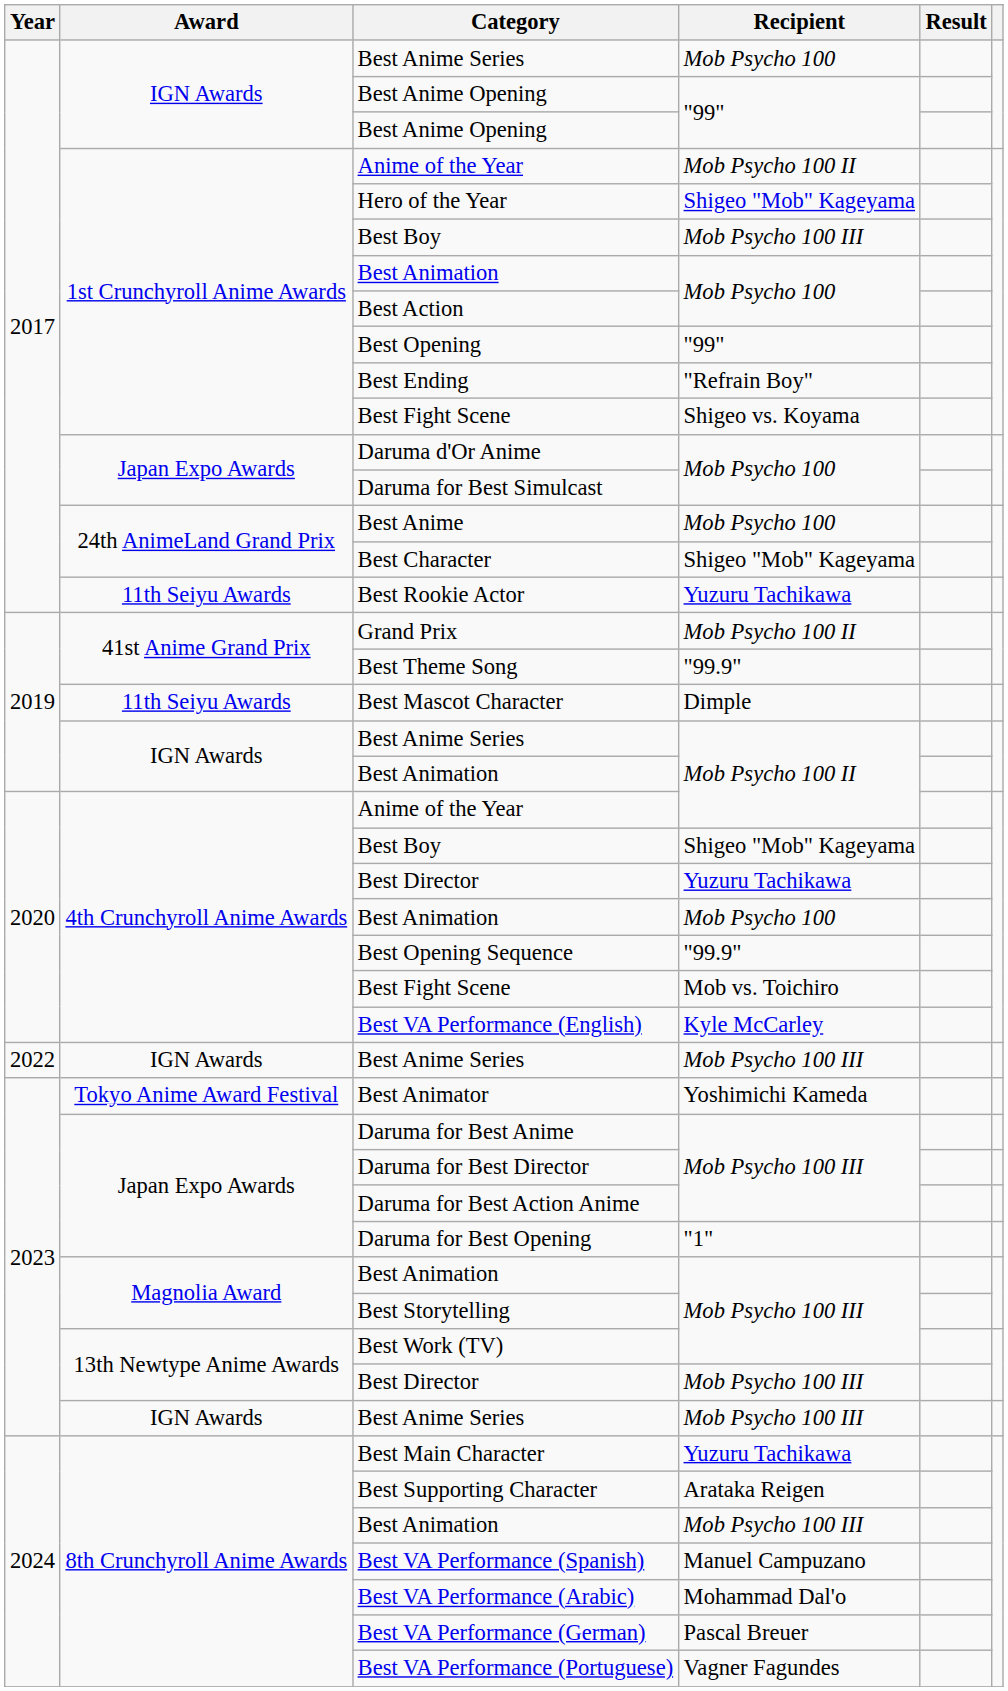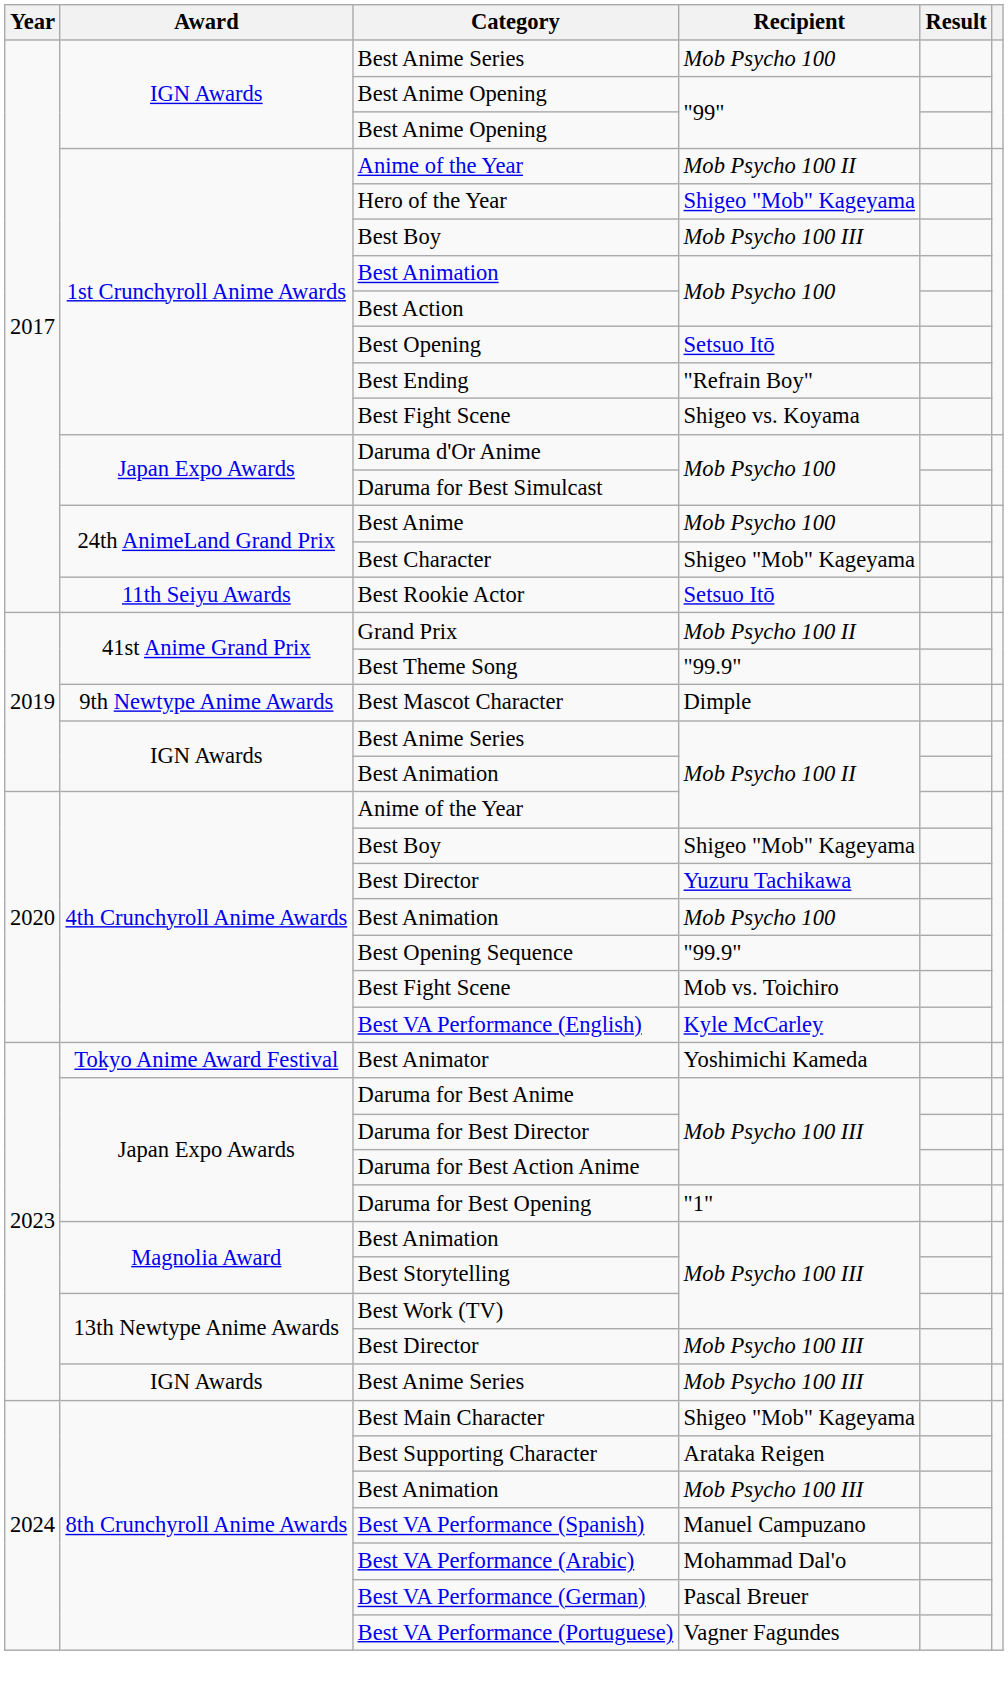(704, 344) "99" -> (729, 344) Setsuo Itō
(767, 594) Yuzuru Tachikawa -> (729, 594) Setsuo Itō
(206, 702) 11th Seiyu Awards -> (206, 702) 9th Newtype Anime Awards
- row: (32, 1059)
(767, 1453) Yuzuru Tachikawa -> (799, 1417) Shigeo "Mob" Kageyama
